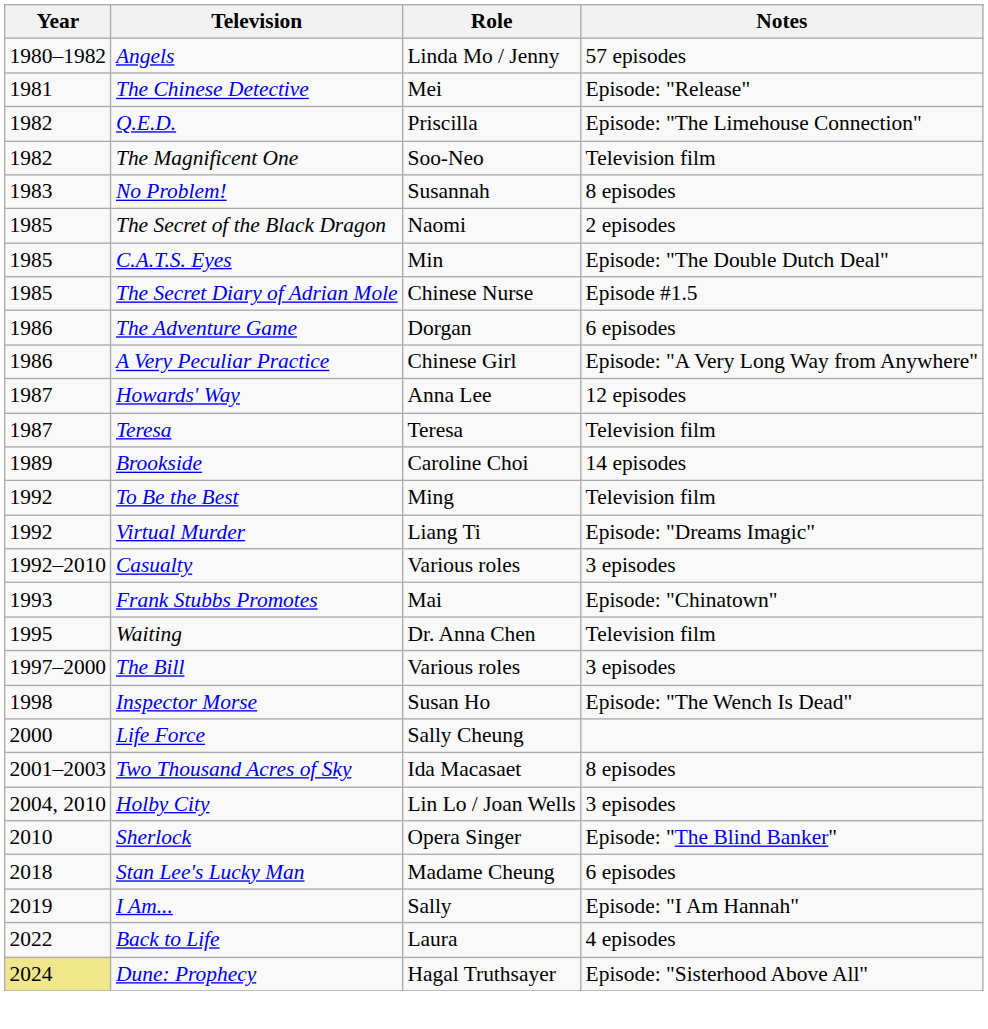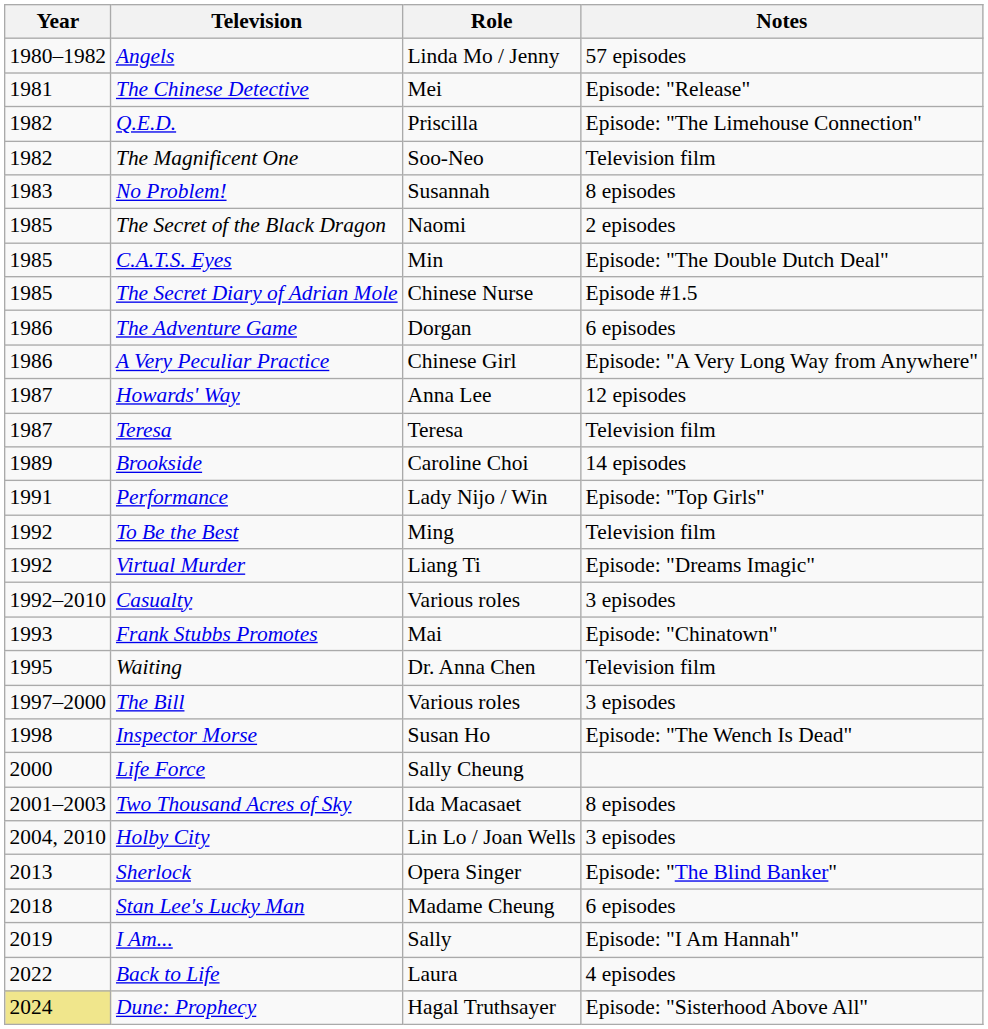+ row: (172, 497)
(31, 837) 2010 -> (31, 871) 2013
